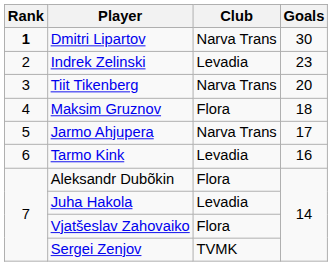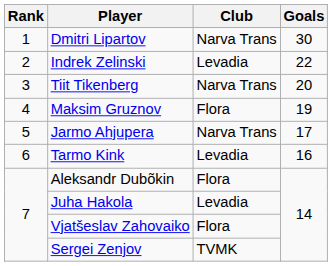(26, 39) bold -> (26, 39) normal
(304, 62) 23 -> (304, 62) 22
(304, 109) 18 -> (304, 109) 19
